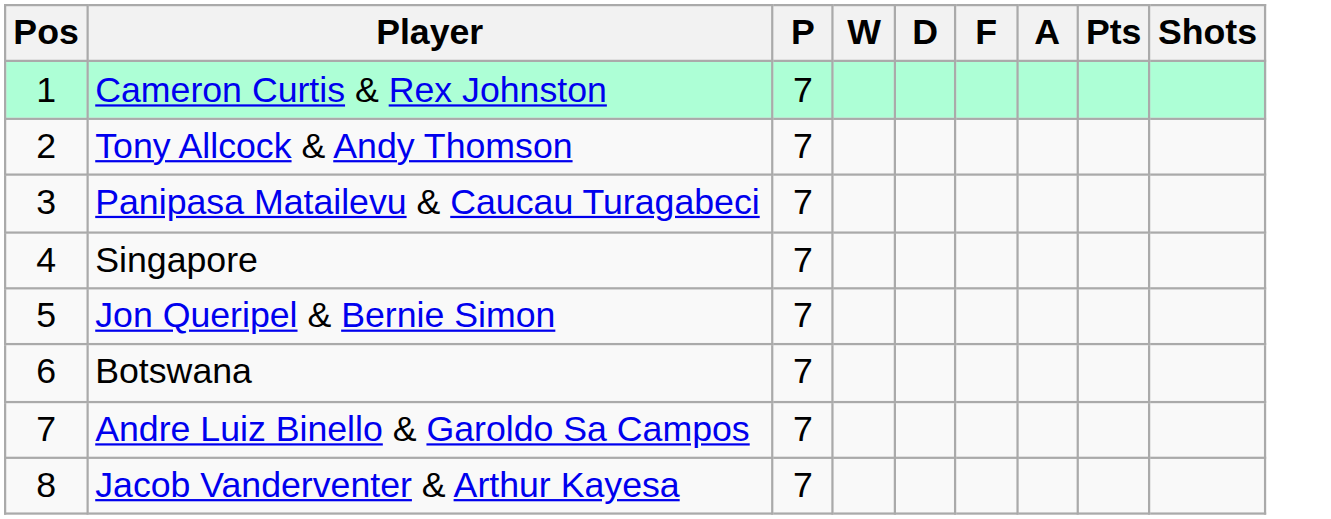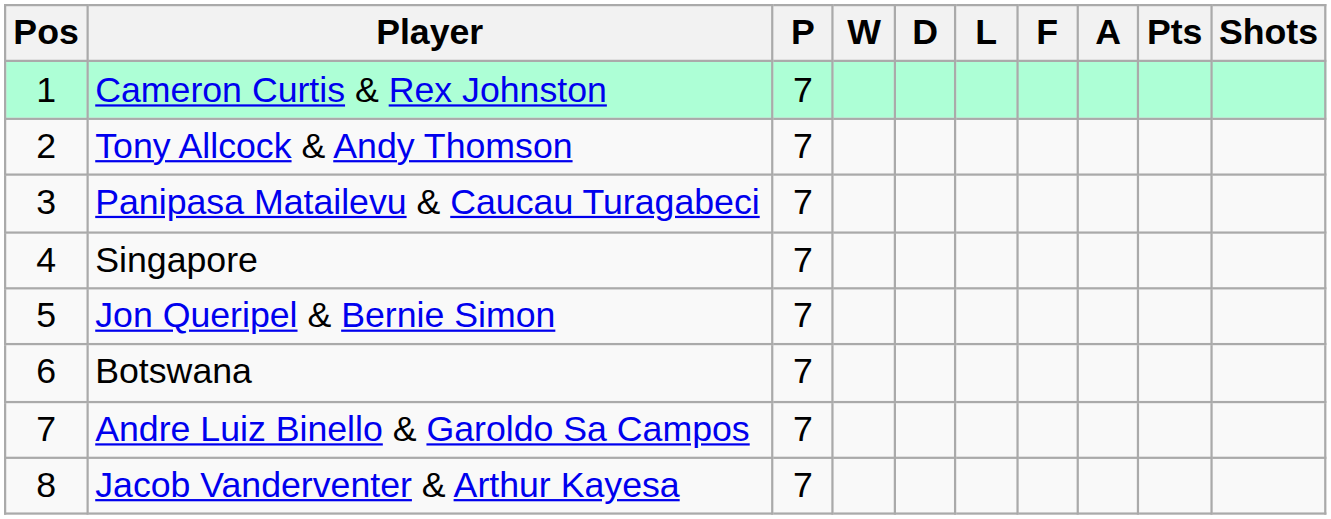+ column: (986, 32)
